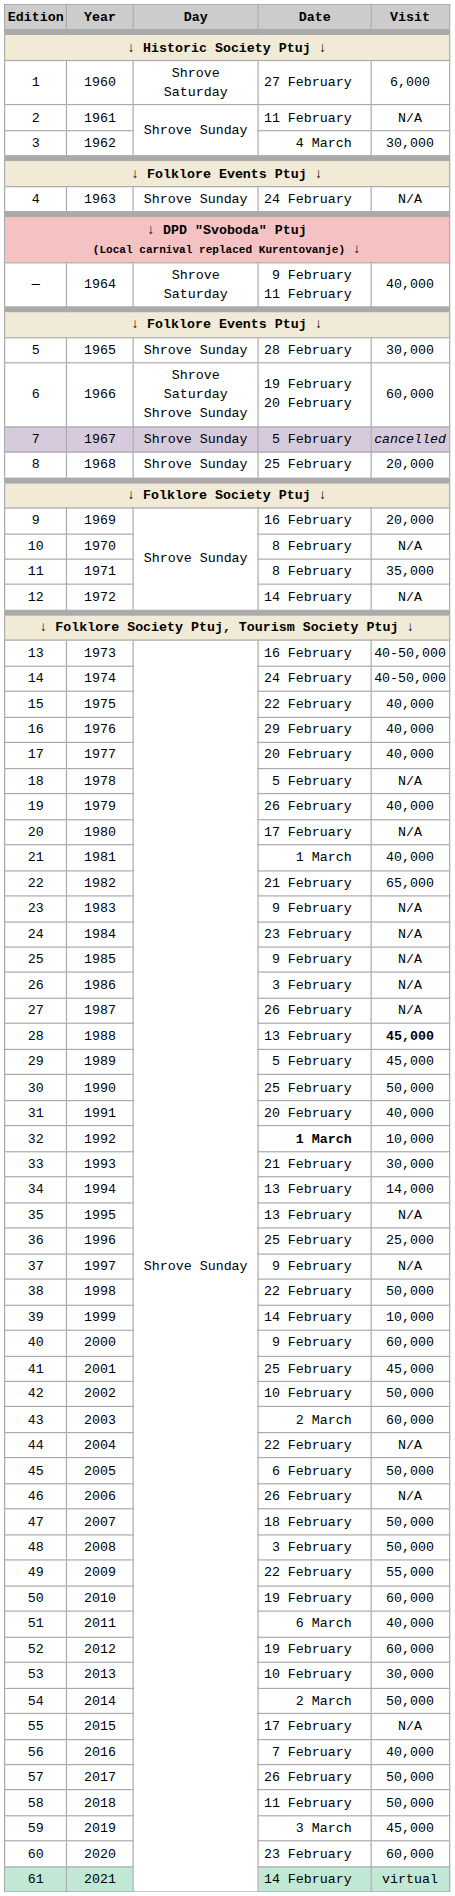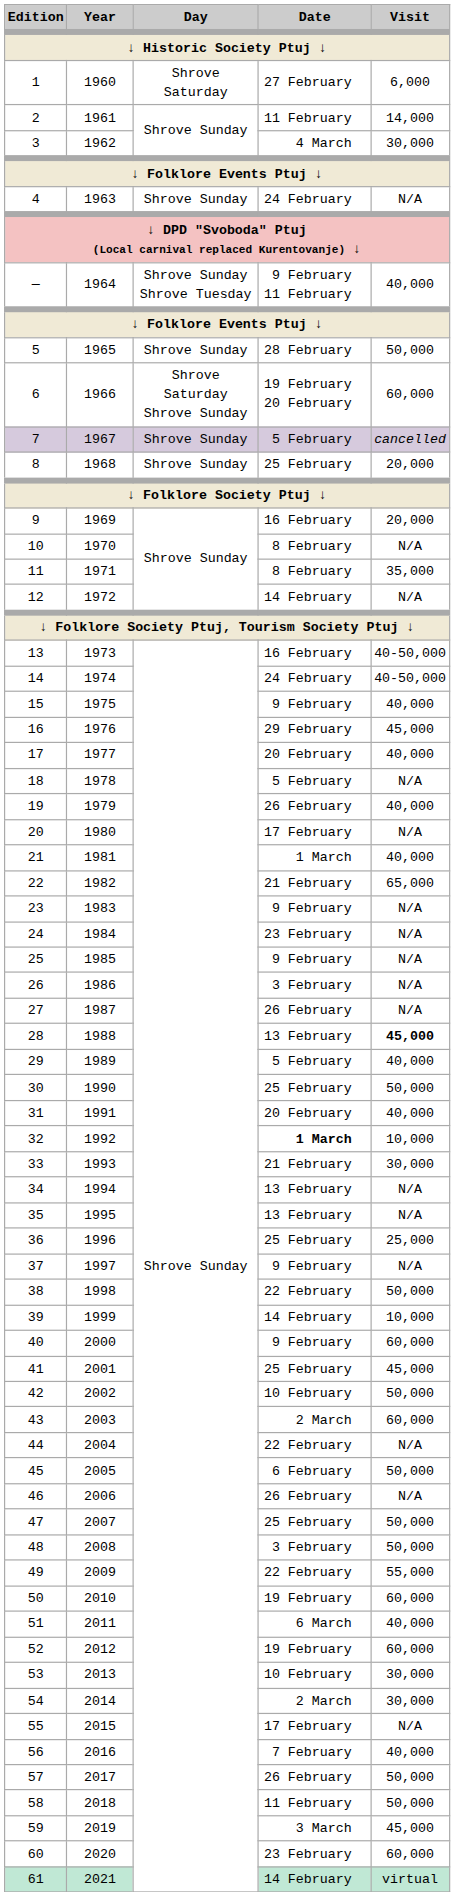(410, 118) N/A -> (410, 118) 14,000
(196, 285) Shrove Saturday -> (196, 285) Shrove Sunday Shrove Tuesday
(410, 350) 30,000 -> (410, 350) 50,000
(316, 705) 22 February -> (320, 705) 9 February
(410, 730) 40,000 -> (410, 730) 45,000
(410, 1062) 45,000 -> (410, 1062) 40,000
(410, 1190) 14,000 -> (410, 1190) N/A
(316, 1522) 18 February -> (316, 1522) 25 February
(410, 1701) 50,000 -> (410, 1701) 30,000
